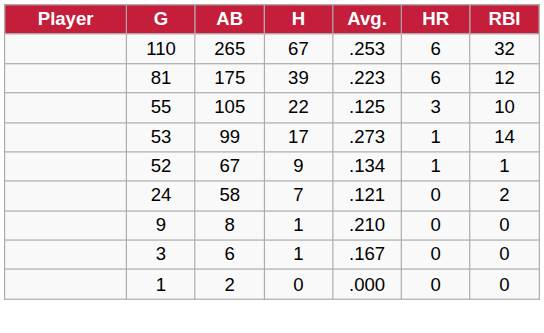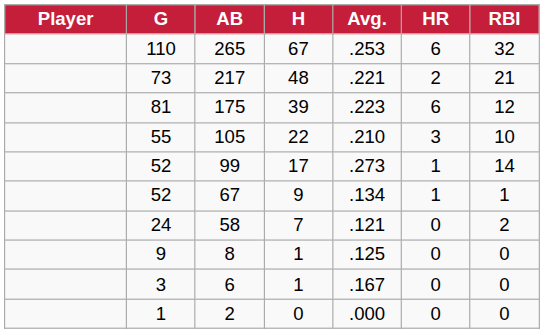+ row: (230, 78)
(367, 107) .125 -> (367, 136) .210
(161, 136) 53 -> (161, 166) 52
(367, 225) .210 -> (367, 254) .125
